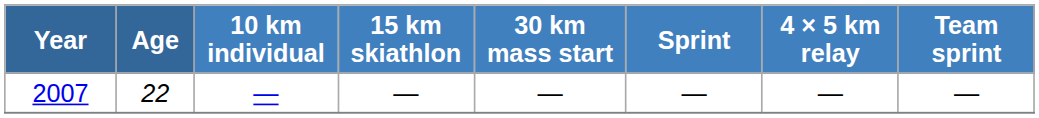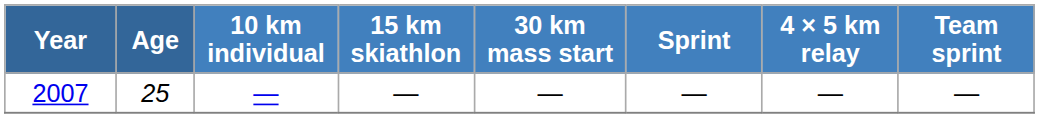(155, 93) 22 -> (155, 93) 25
